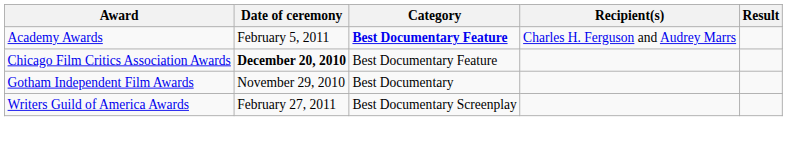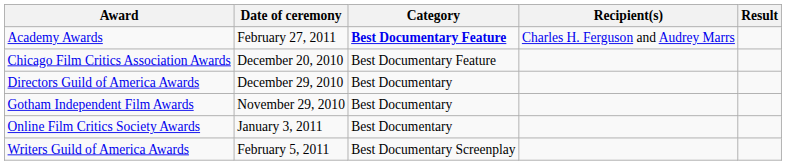(283, 38) February 5, 2011 -> (287, 38) February 27, 2011
(292, 60) bold -> (290, 60) normal
+ row: (103, 82)
+ row: (104, 127)
(287, 105) February 27, 2011 -> (283, 149) February 5, 2011
